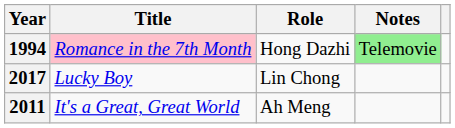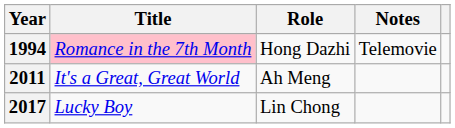(398, 48) lightgreen background -> (398, 48) no background
rows swapped: (27, 107) <-> (27, 78)
